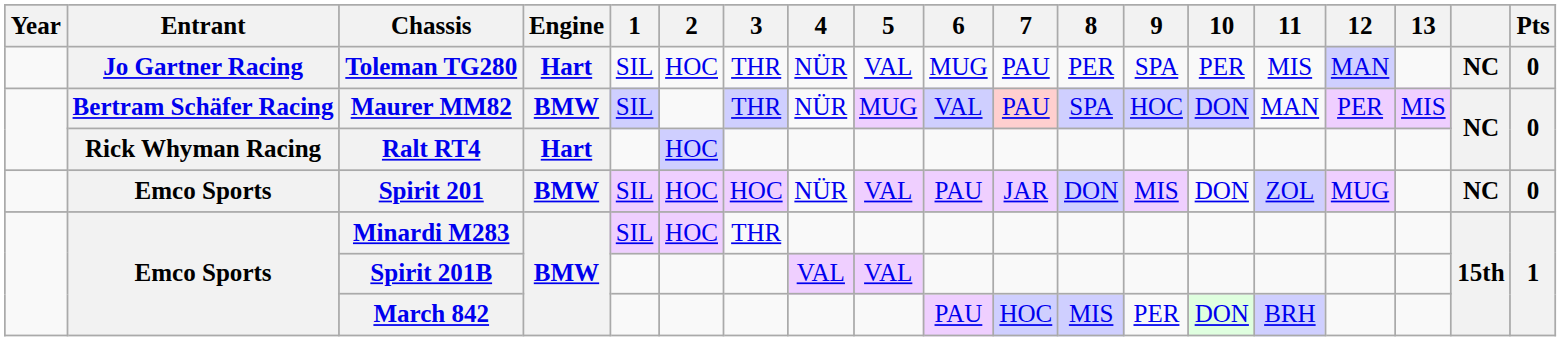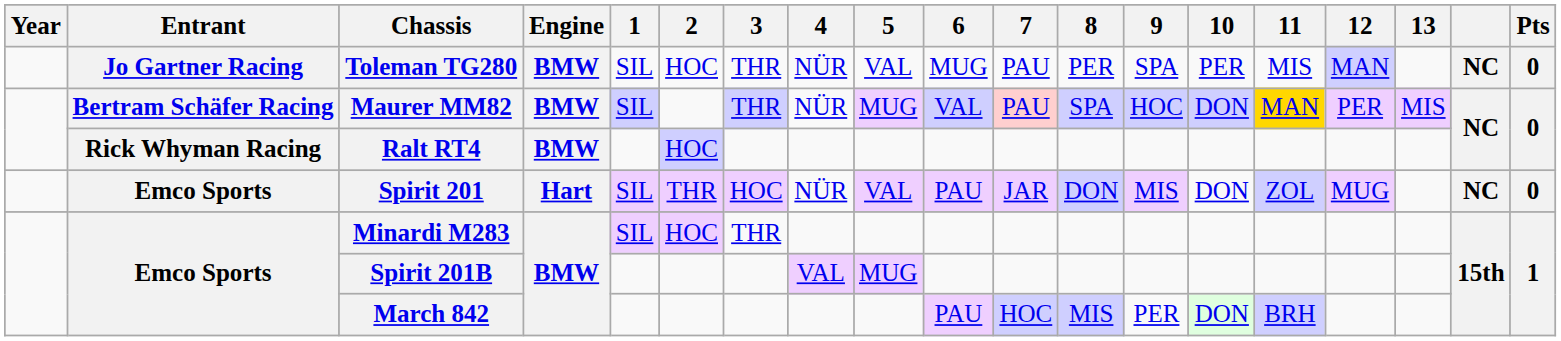(566, 66) Hart -> (566, 66) BMW
(1290, 108) no background -> (1290, 108) gold background
(566, 149) Hart -> (566, 149) BMW
(566, 190) BMW -> (566, 190) Hart
(692, 190) HOC -> (692, 190) THR
(888, 273) VAL -> (888, 273) MUG
